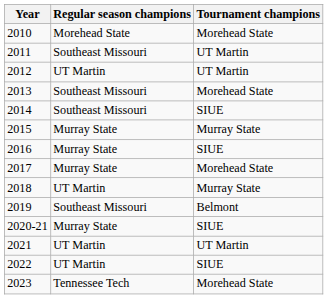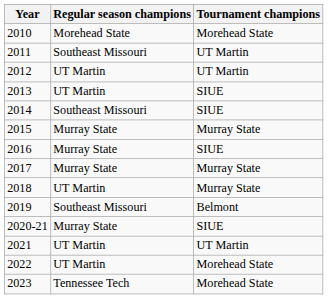(100, 91) Southeast Missouri -> (79, 91) UT Martin
(235, 91) Morehead State -> (210, 91) SIUE
(235, 168) Morehead State -> (228, 168) Murray State
(210, 264) SIUE -> (235, 264) Morehead State
